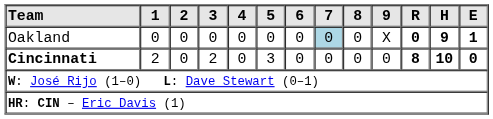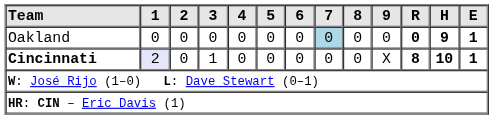(387, 38) X -> (387, 38) 0
(155, 59) no background -> (155, 59) lavender background
(213, 59) 2 -> (213, 59) 1
(271, 59) 3 -> (271, 59) 0
(387, 59) 0 -> (387, 59) X
(473, 59) 0 -> (473, 59) 1
